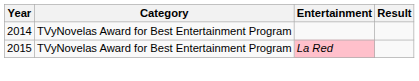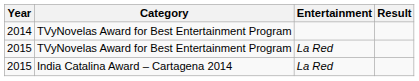(315, 48) pink background -> (315, 48) no background
+ row: (19, 66)
